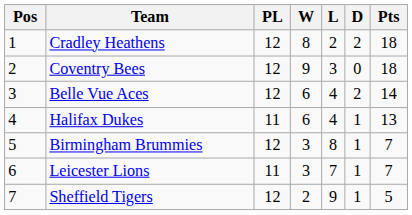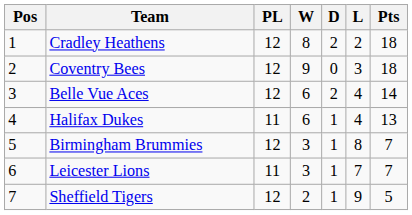columns swapped: (357, 17) <-> (333, 17)
